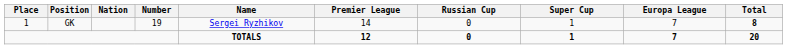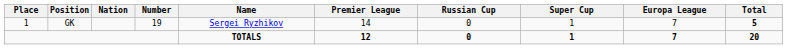(754, 24) 8 -> (754, 24) 5
